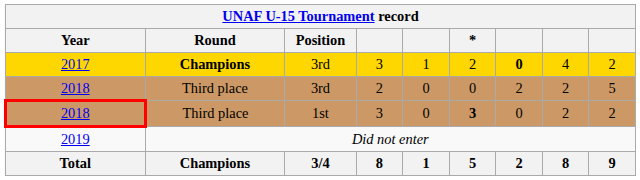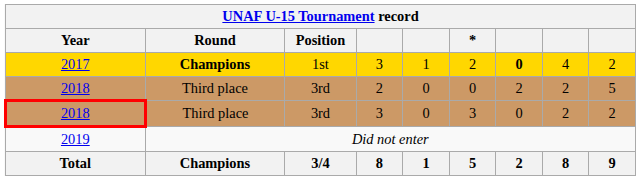(320, 64) 3rd -> (320, 64) 1st
(320, 113) 1st -> (320, 113) 3rd
(473, 113) bold -> (473, 113) normal
